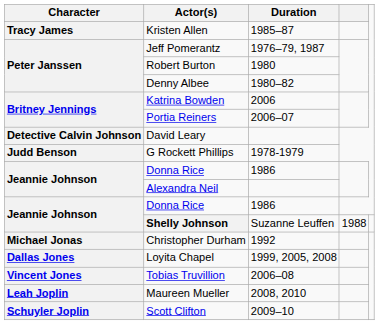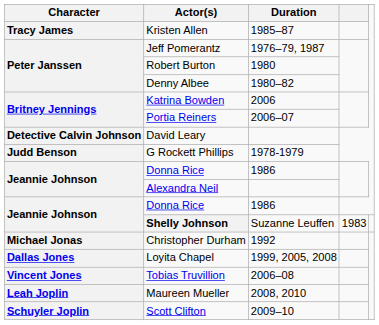(354, 223) 1988 -> (354, 223) 1983
